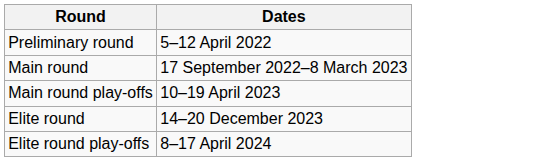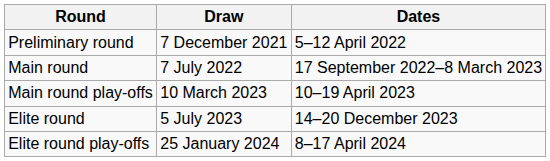+ column: (224, 17)
